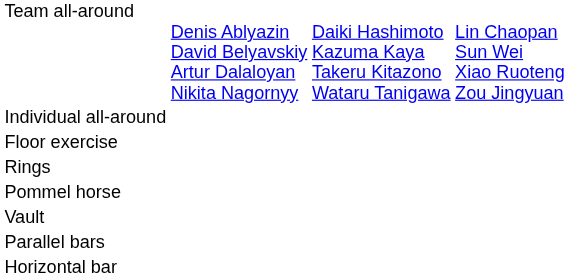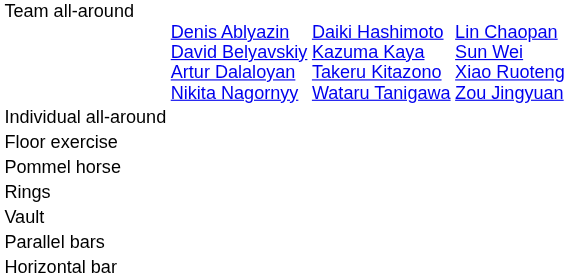rows swapped: (63, 192) <-> (28, 167)
